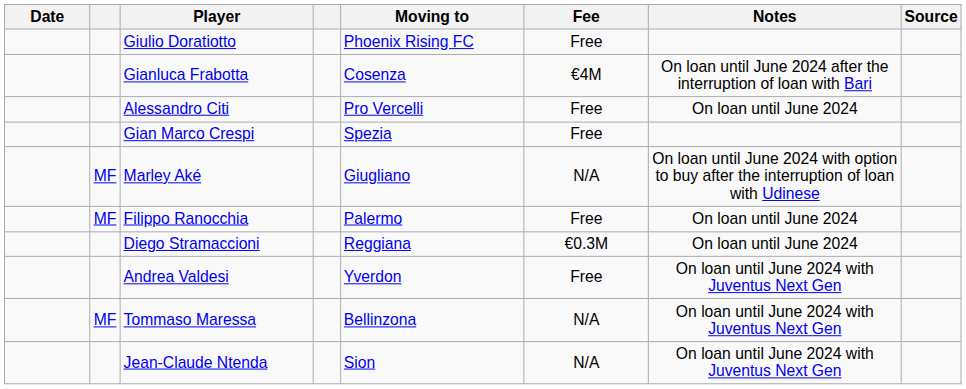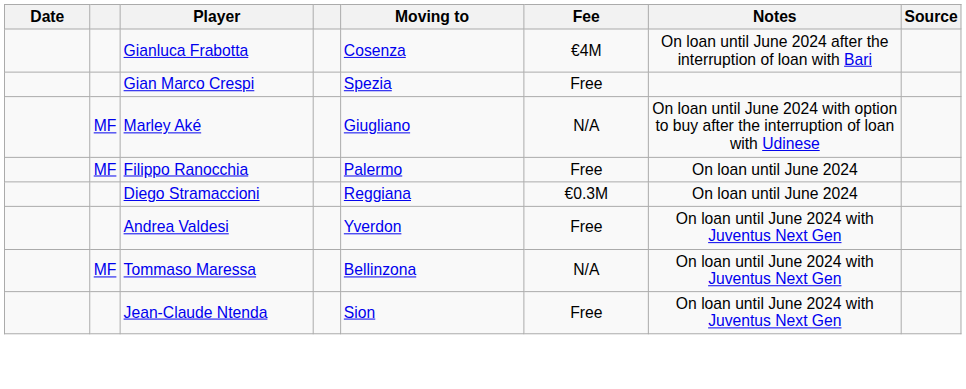- row: (180, 41)
- row: (176, 109)
(586, 362) N/A -> (586, 312) Free
